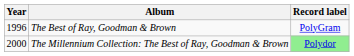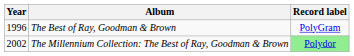(17, 43) 2000 -> (17, 43) 2002
